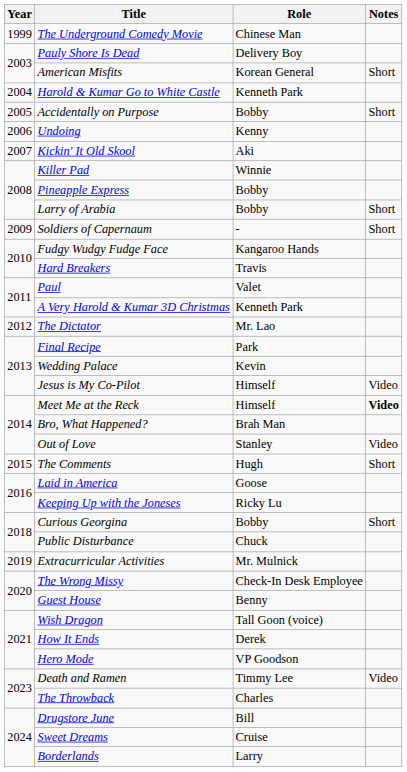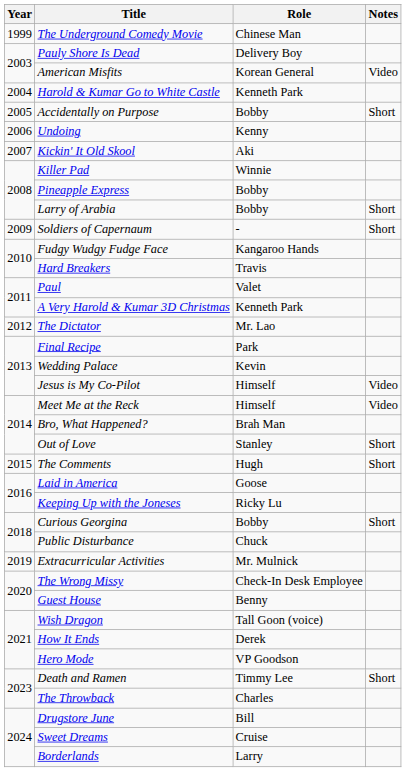(382, 72) Short -> (383, 72) Video
(384, 405) bold -> (383, 405) normal
(383, 444) Video -> (382, 444) Short
(383, 678) Video -> (382, 678) Short
